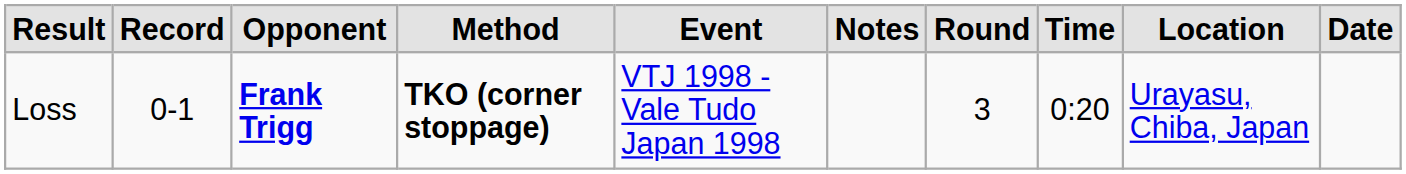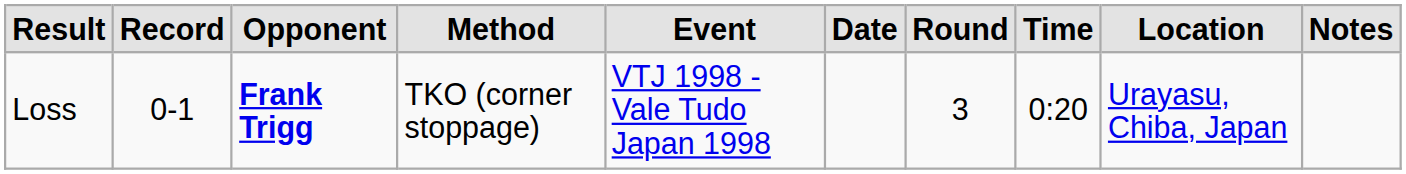columns swapped: (1360, 29) <-> (877, 29)
(493, 110) bold -> (488, 110) normal
